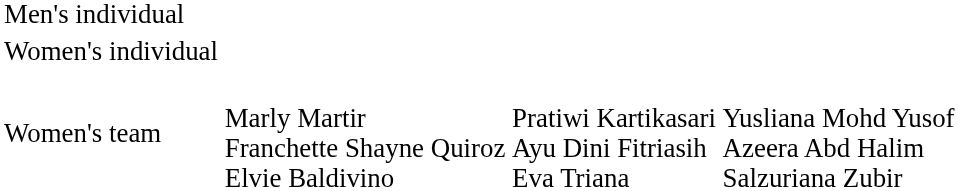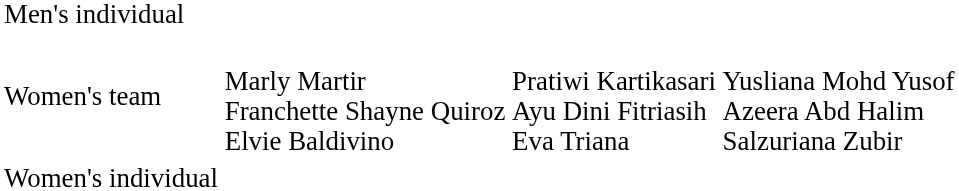rows swapped: (111, 50) <-> (83, 133)
